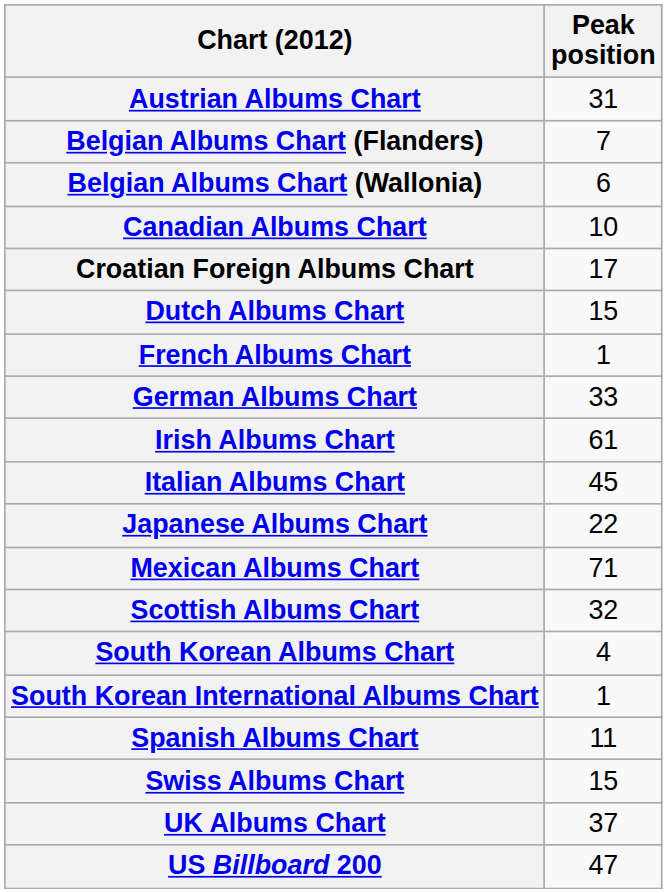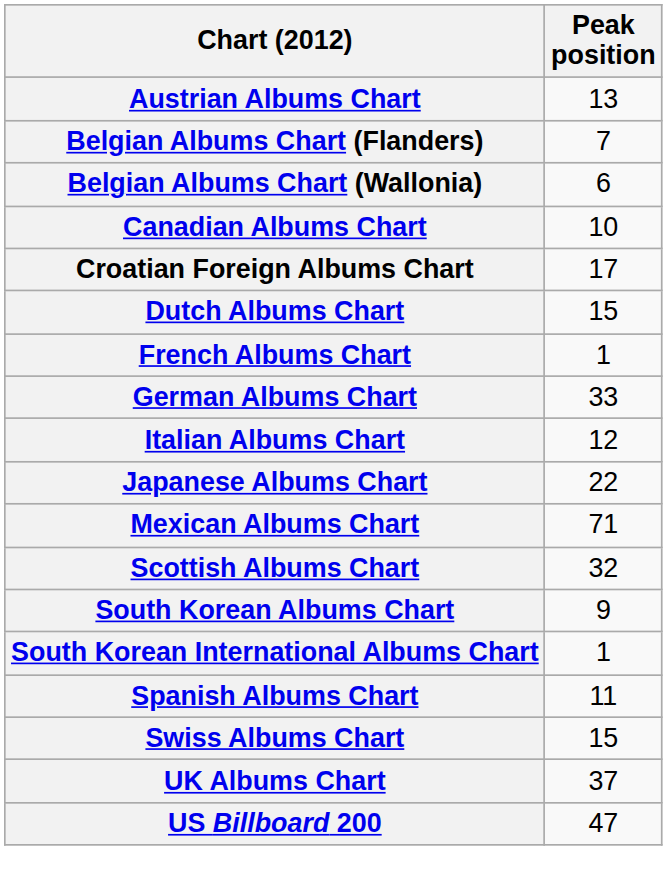(603, 98) 31 -> (603, 98) 13
- row: (275, 439)
(603, 482) 45 -> (603, 439) 12
(603, 652) 4 -> (603, 610) 9
